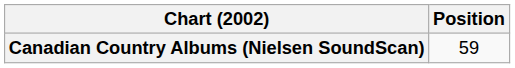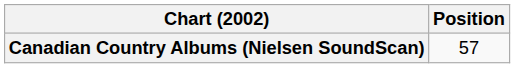(469, 47) 59 -> (469, 47) 57
